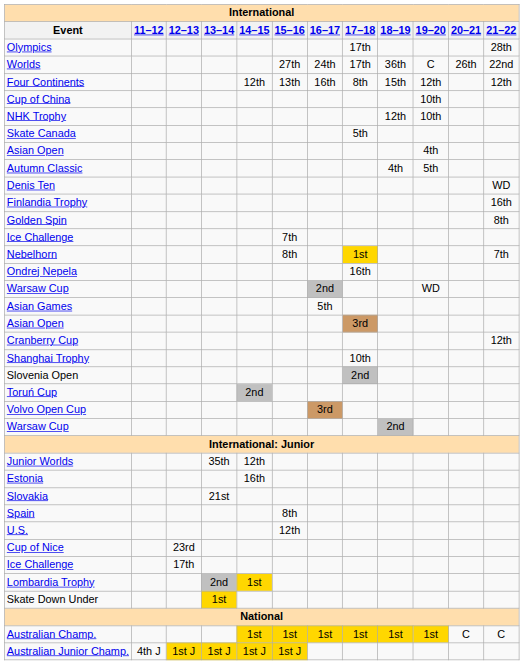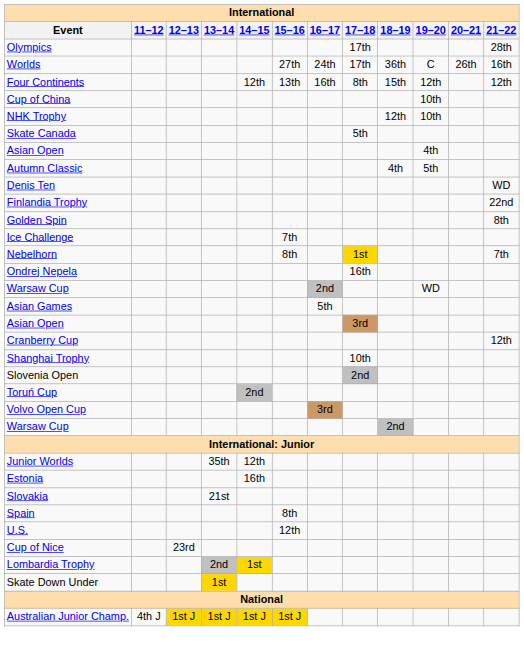(501, 64) 22nd -> (501, 64) 16th
(501, 202) 16th -> (501, 202) 22nd
- row: (40, 565)
- row: (52, 634)
